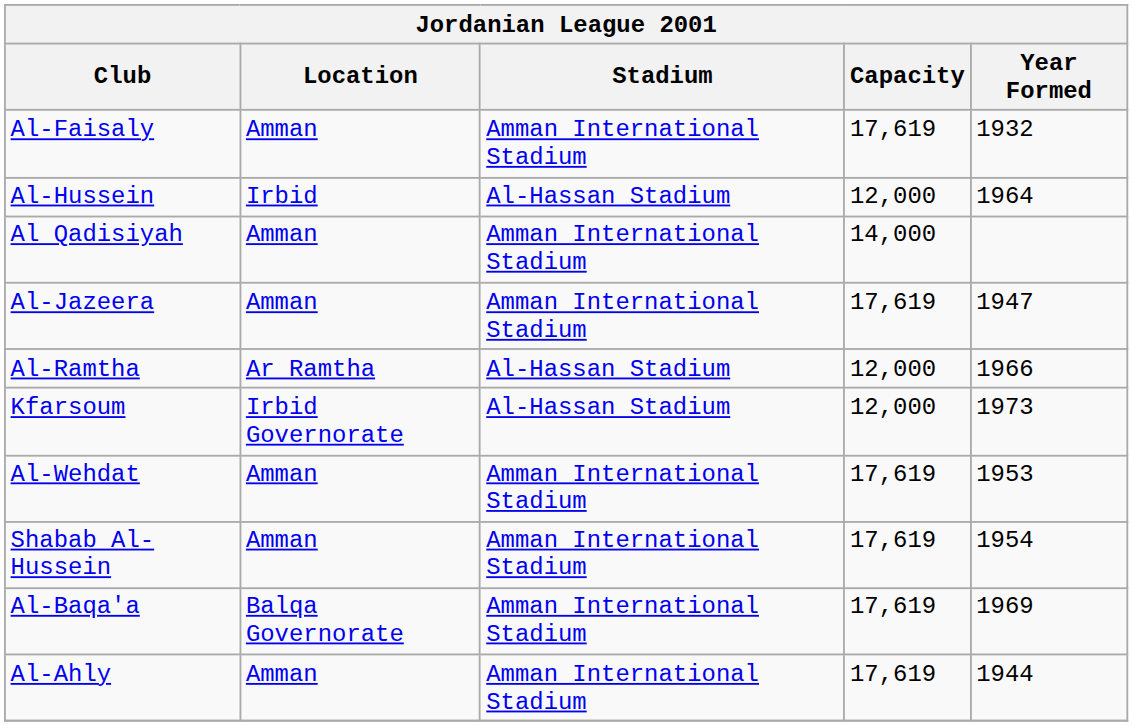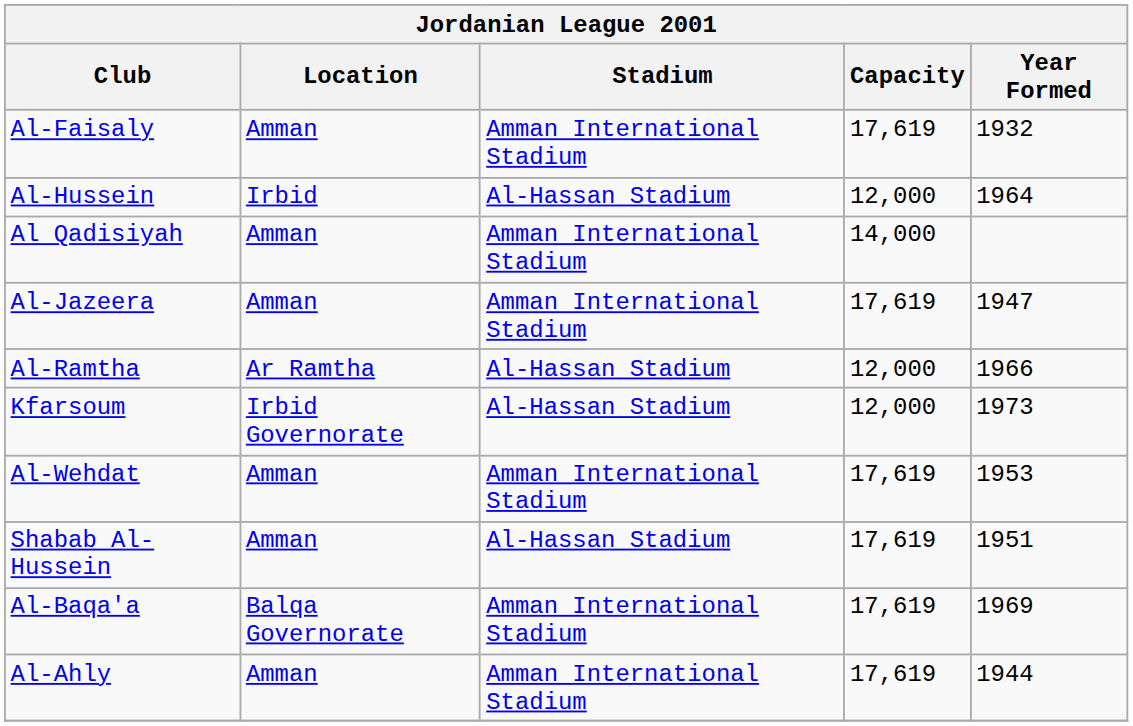(623, 555) Amman International Stadium -> (608, 541) Al-Hassan Stadium
(1005, 541) 1954 -> (1005, 541) 1951
